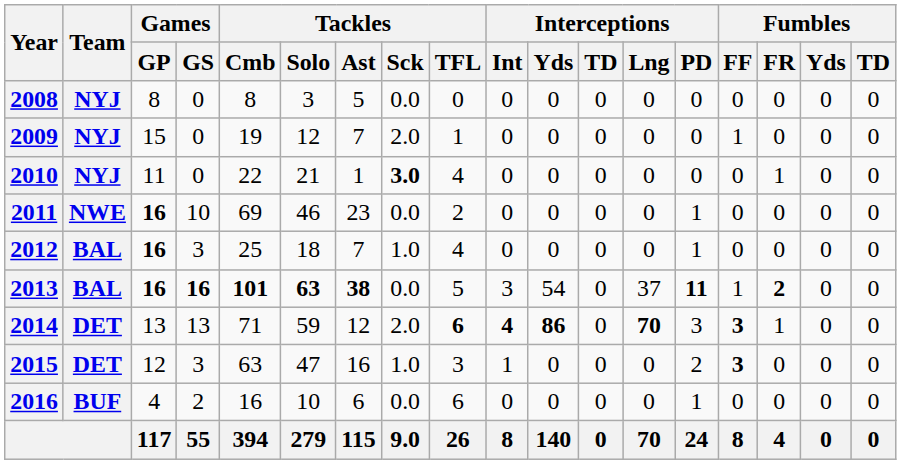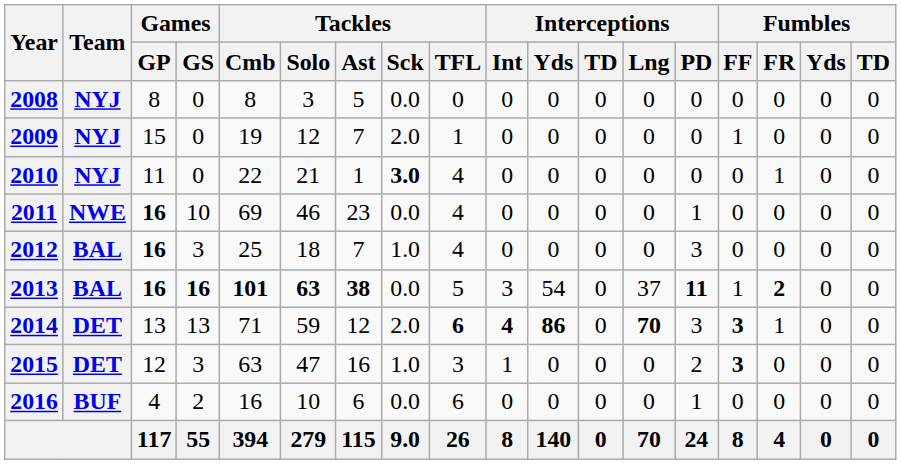(458, 212) 2 -> (458, 212) 4
(696, 250) 1 -> (696, 250) 3
